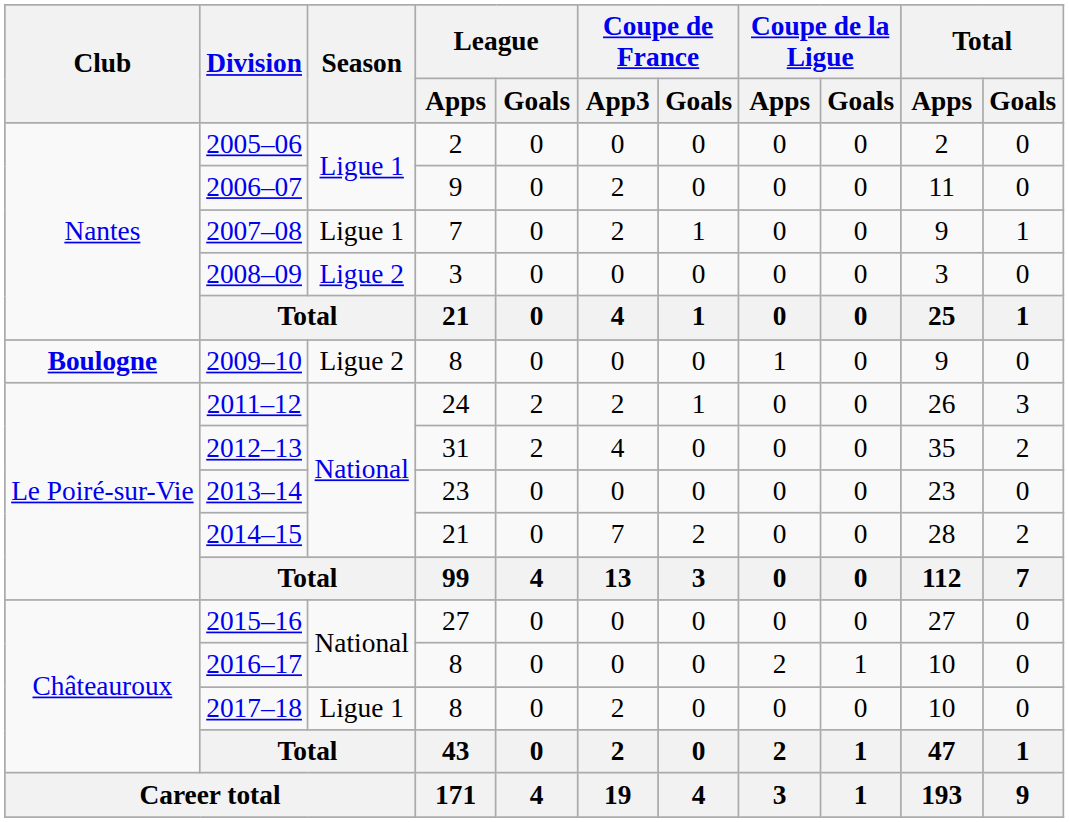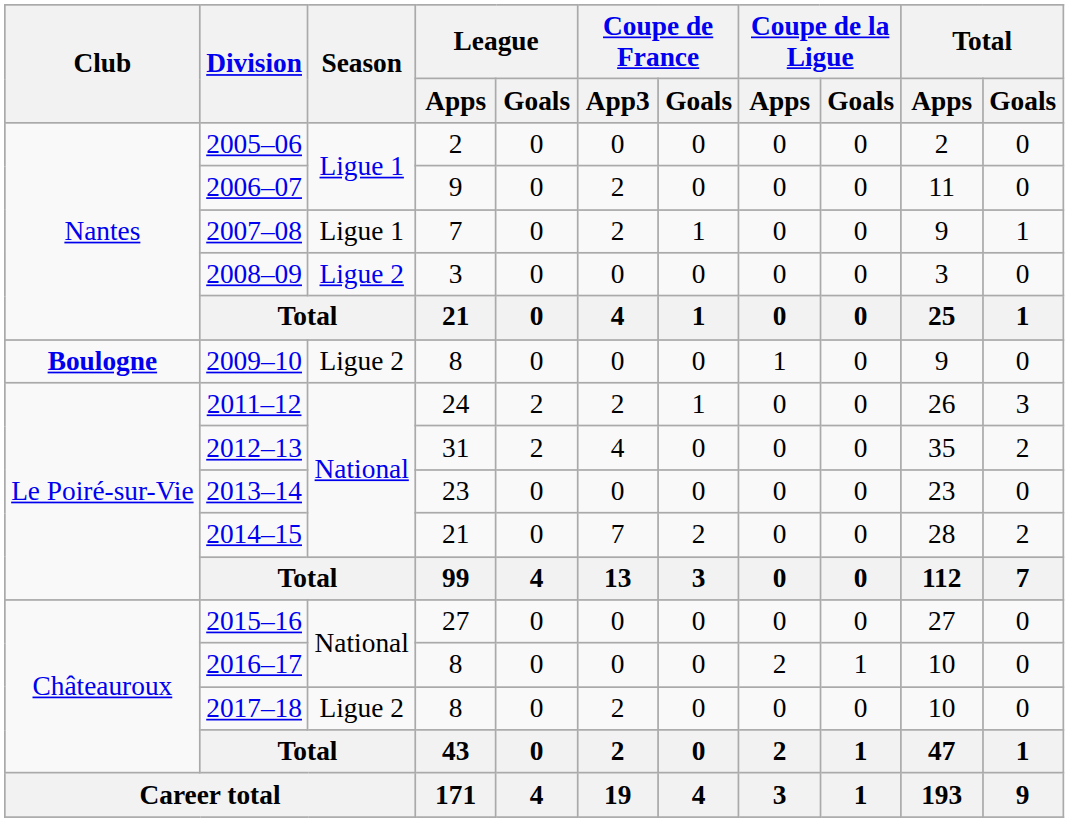(362, 707) Ligue 1 -> (362, 707) Ligue 2
